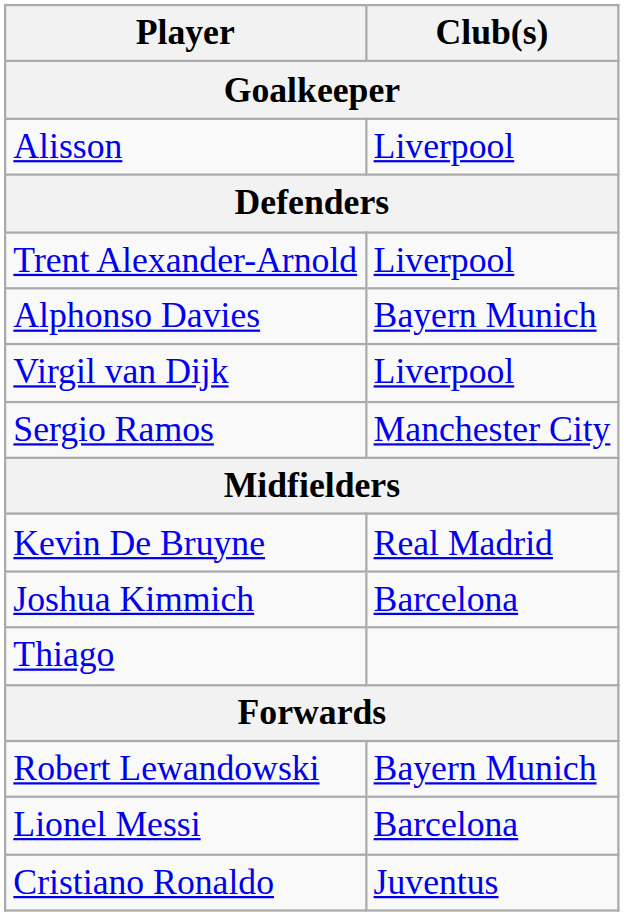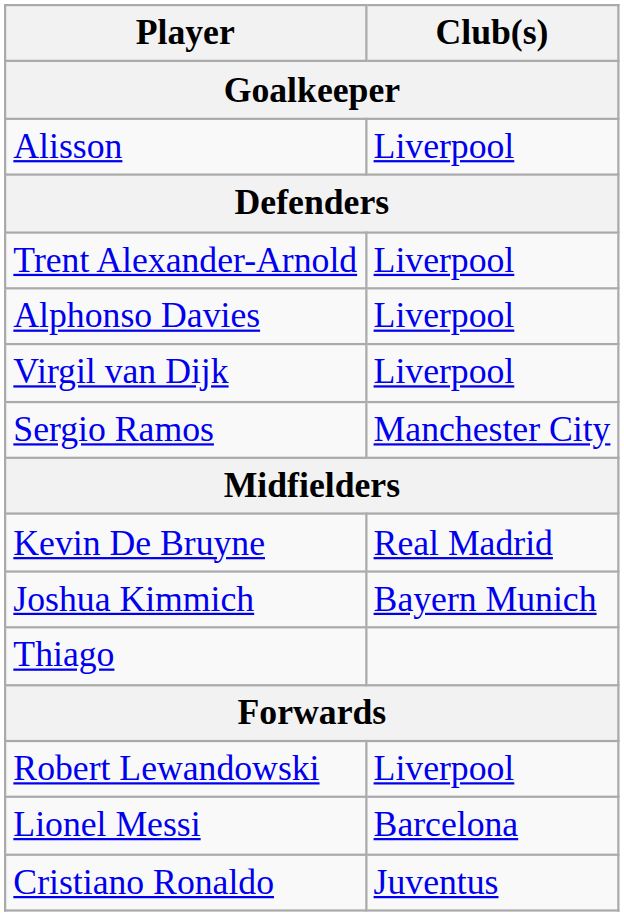(485, 315) Bayern Munich -> (444, 315) Liverpool
(446, 598) Barcelona -> (485, 598) Bayern Munich
(485, 768) Bayern Munich -> (444, 768) Liverpool
